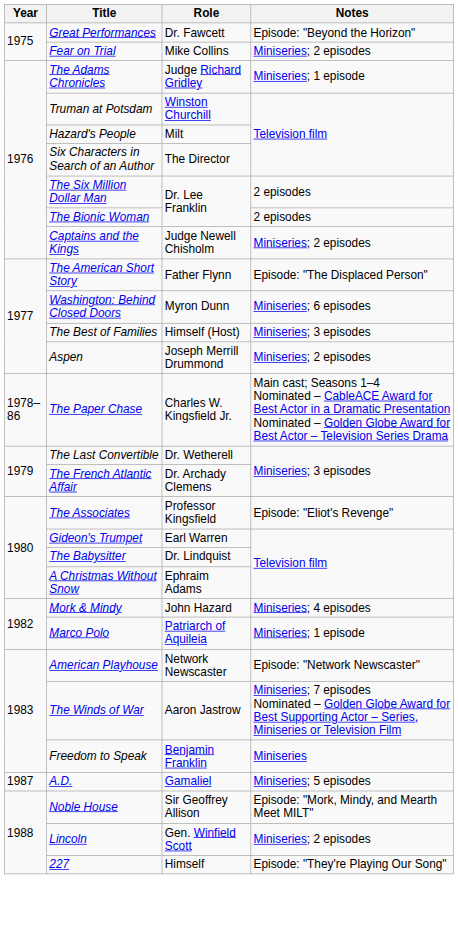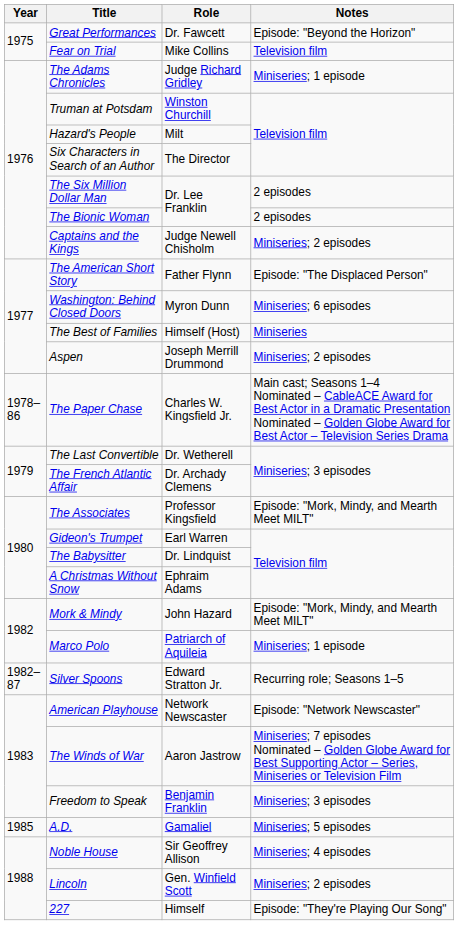(312, 51) Miniseries; 2 episodes -> (290, 51) Television film
(312, 332) Miniseries; 3 episodes -> (280, 332) Miniseries
(323, 512) Episode: "Eliot's Revenge" -> (345, 512) Episode: "Mork, Mindy, and Mearth Meet MILT"
(312, 608) Miniseries; 4 episodes -> (345, 614) Episode: "Mork, Mindy, and Mearth Meet MILT"
+ row: (86, 678)
(280, 756) Miniseries -> (312, 801) Miniseries; 3 episodes
(20, 781) 1987 -> (20, 827) 1985
(345, 807) Episode: "Mork, Mindy, and Mearth Meet MILT" -> (312, 852) Miniseries; 4 episodes
